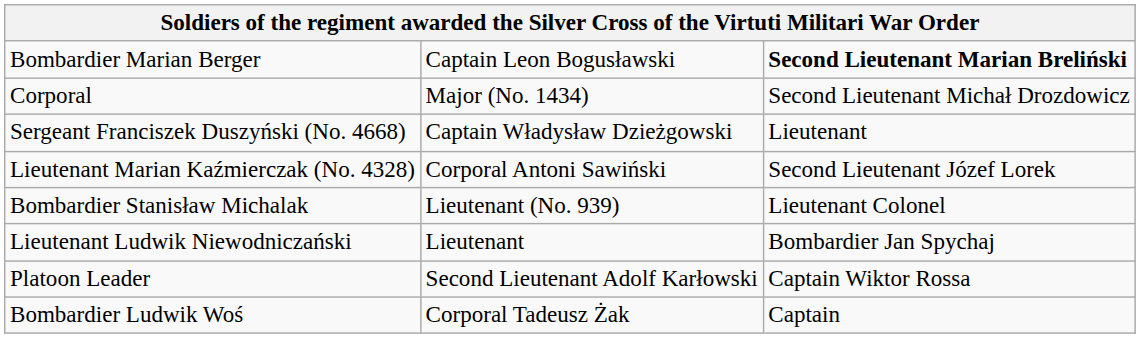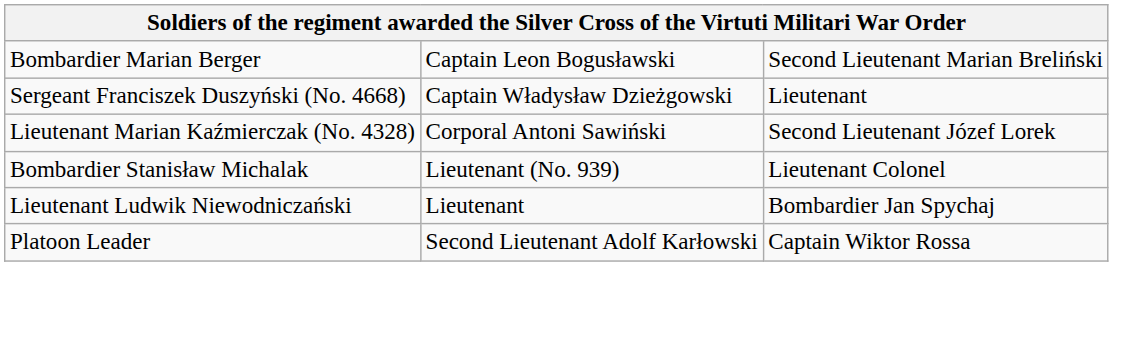(948, 59) bold -> (936, 59) normal
- row: (51, 95)
- row: (127, 315)
